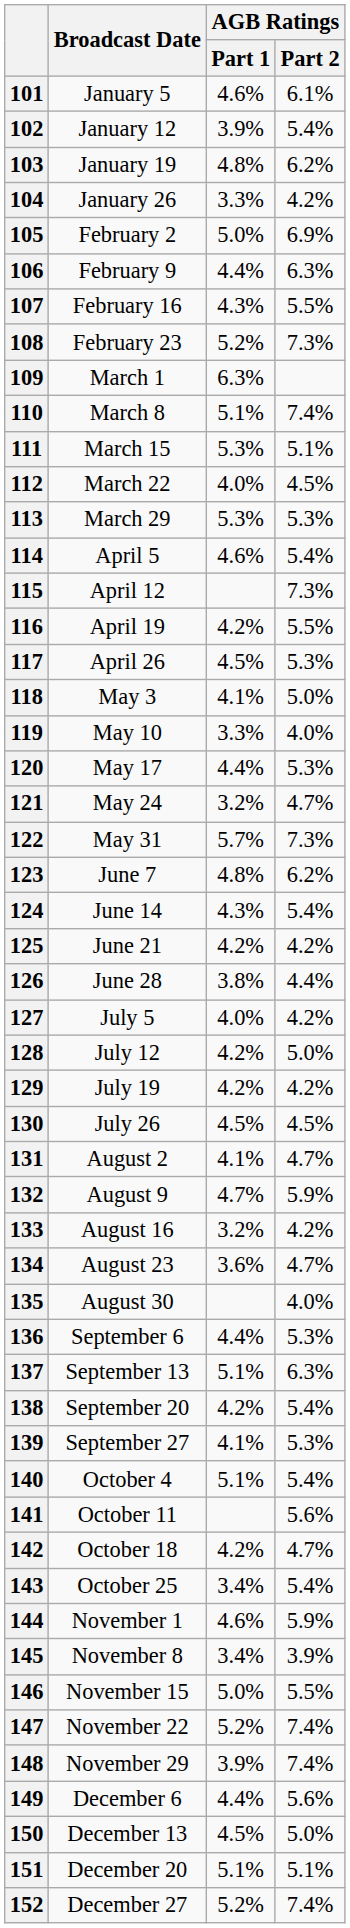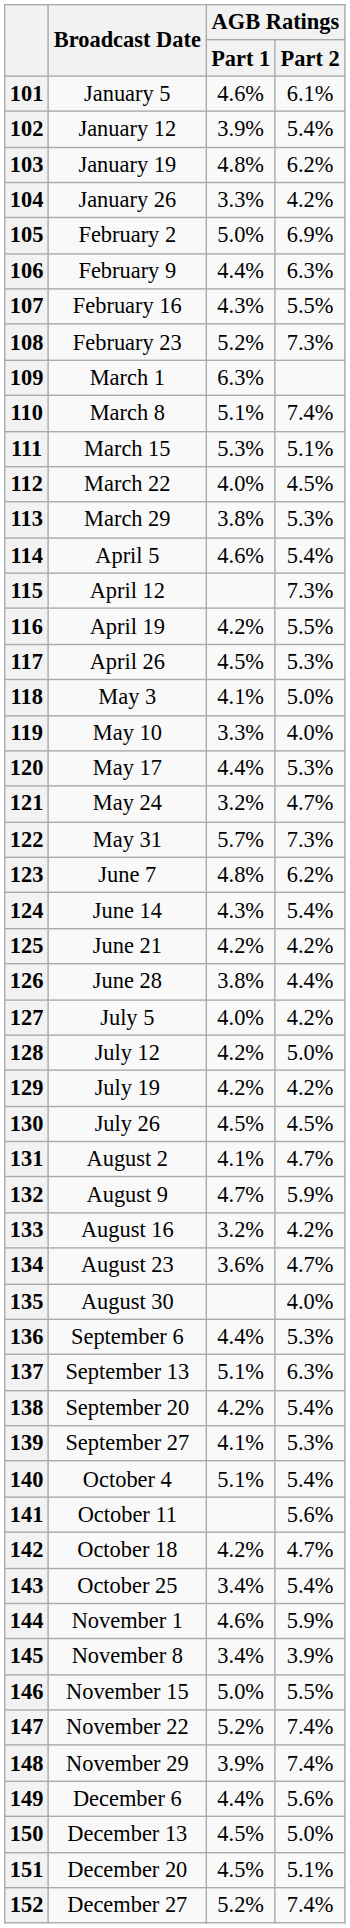(241, 519) 5.3% -> (241, 519) 3.8%
(241, 1869) 5.1% -> (241, 1869) 4.5%
